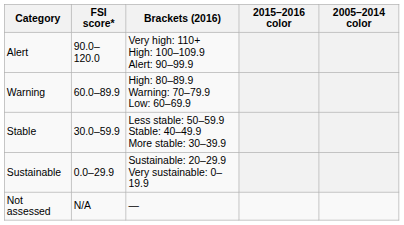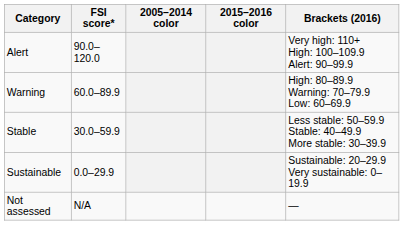columns swapped: (182, 18) <-> (359, 18)
